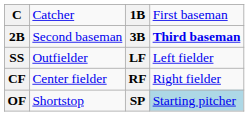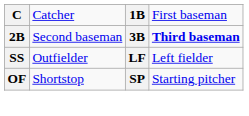- row: (17, 79)
(194, 100) lightblue background -> (194, 79) no background
